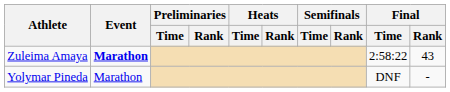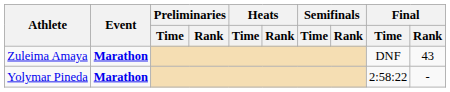(388, 56) 2:58:22 -> (388, 56) DNF
(118, 77) normal -> (121, 77) bold
(388, 77) DNF -> (388, 77) 2:58:22
